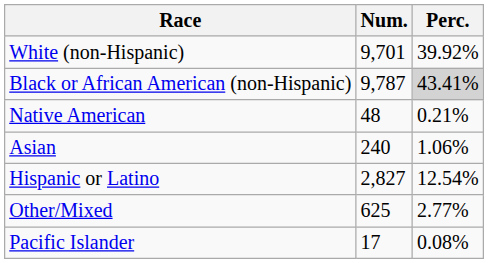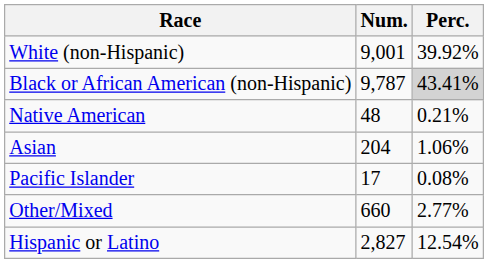(383, 52) 9,701 -> (383, 52) 9,001
(376, 147) 240 -> (376, 147) 204
rows swapped: (72, 242) <-> (84, 178)
(376, 210) 625 -> (376, 210) 660
